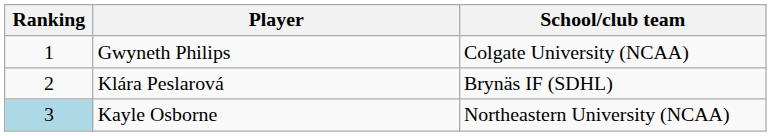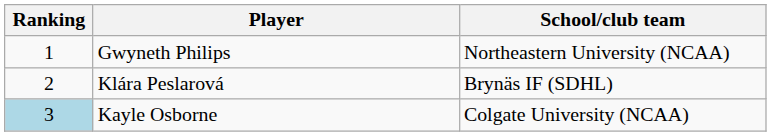(576, 51) Colgate University (NCAA) -> (597, 51) Northeastern University (NCAA)
(597, 114) Northeastern University (NCAA) -> (576, 114) Colgate University (NCAA)
